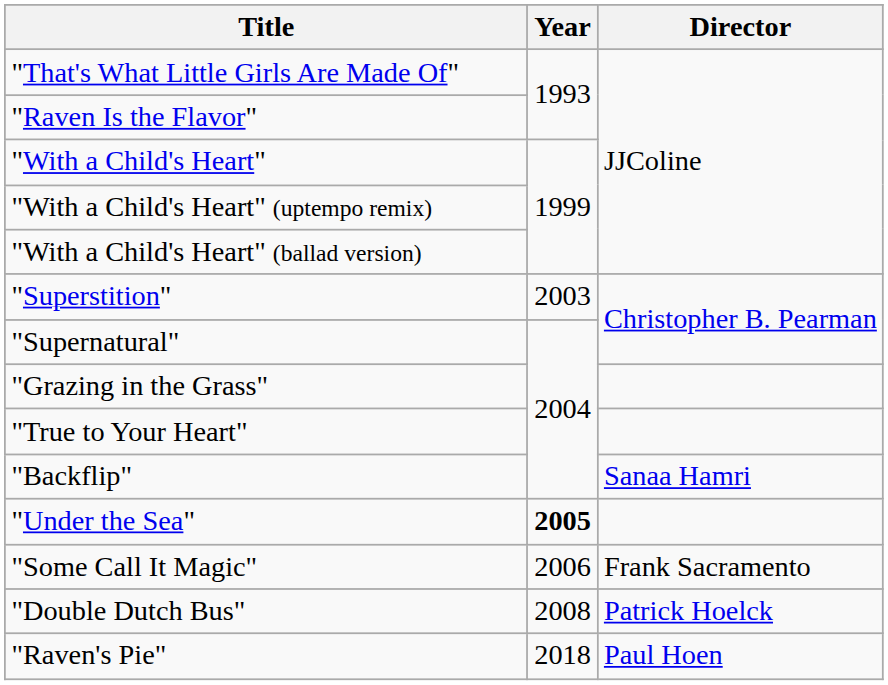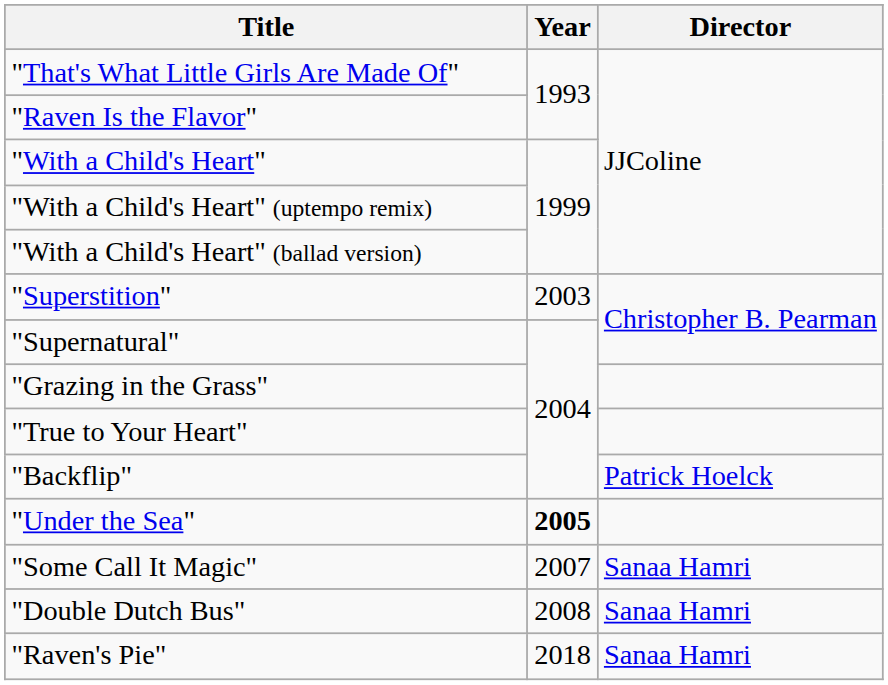(677, 476) Sanaa Hamri -> (688, 476) Patrick Hoelck
(563, 565) 2006 -> (563, 565) 2007
(707, 565) Frank Sacramento -> (677, 565) Sanaa Hamri
(688, 610) Patrick Hoelck -> (677, 610) Sanaa Hamri
(663, 655) Paul Hoen -> (677, 655) Sanaa Hamri
